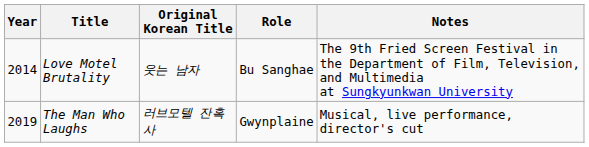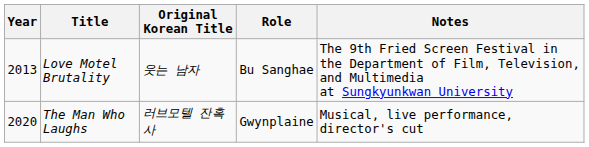(22, 70) 2014 -> (22, 70) 2013
(22, 122) 2019 -> (22, 122) 2020
